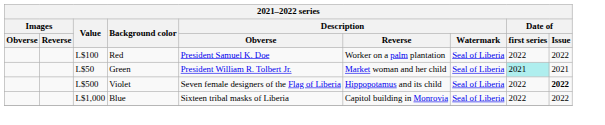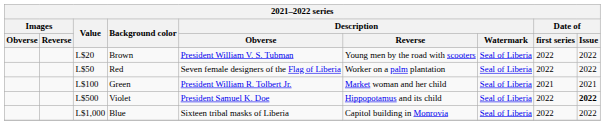+ row: (121, 55)
(87, 55) L$100 -> (85, 70) L$50
(225, 55) President Samuel K. Doe -> (261, 70) Seven female designers of the Flag of Liberia
(85, 70) L$50 -> (87, 84) L$100
(517, 70) paleturquoise background -> (545, 84) no background
(261, 84) Seven female designers of the Flag of Liberia -> (225, 99) President Samuel K. Doe
